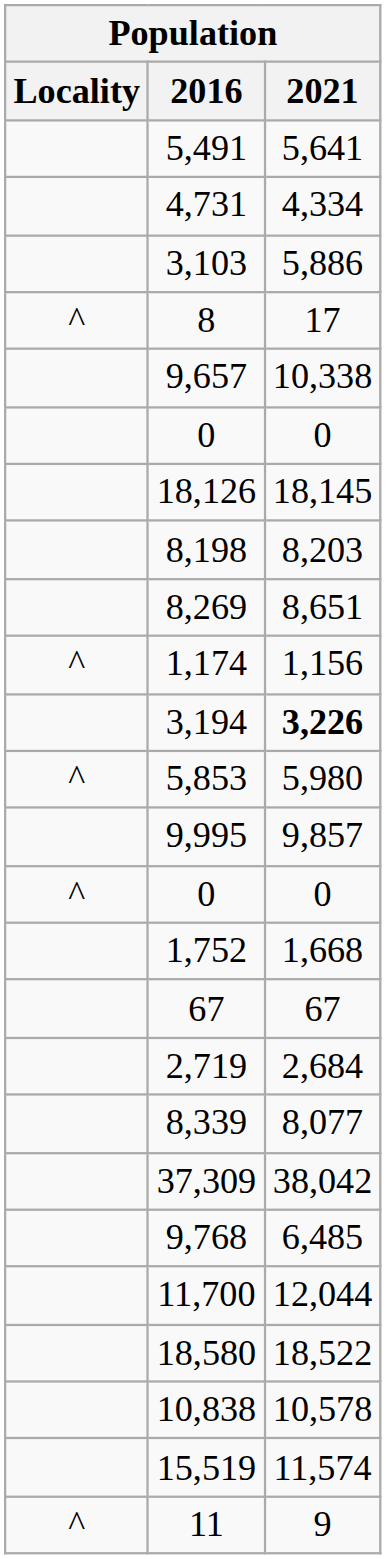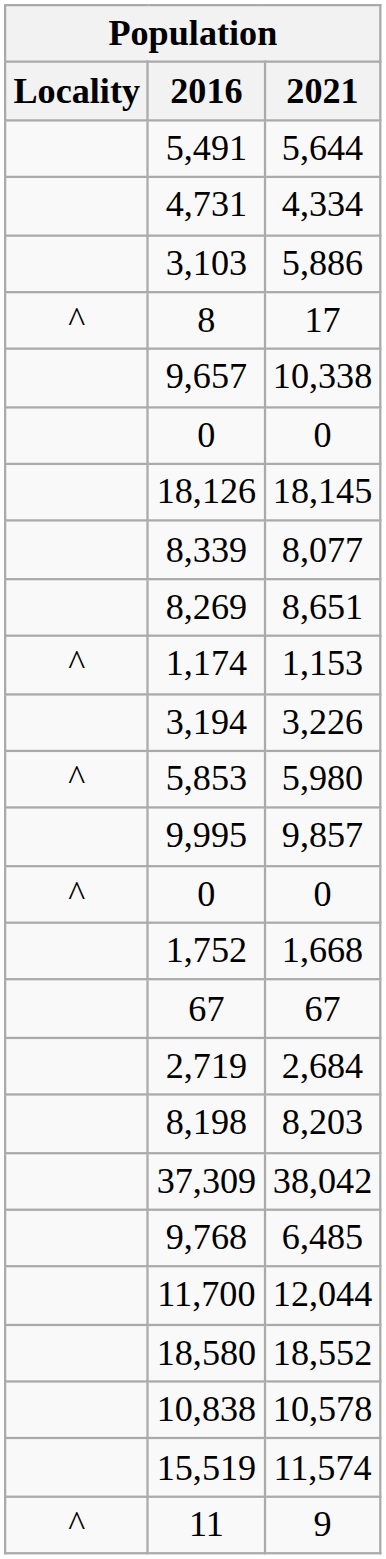(323, 147) 5,641 -> (323, 147) 5,644
rows swapped: (77, 1123) <-> (77, 550)
(323, 663) 1,156 -> (323, 663) 1,153
(323, 721) bold -> (323, 721) normal
(323, 1352) 18,522 -> (323, 1352) 18,552
